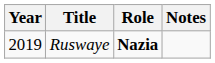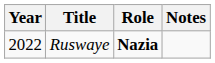(25, 44) 2019 -> (25, 44) 2022
